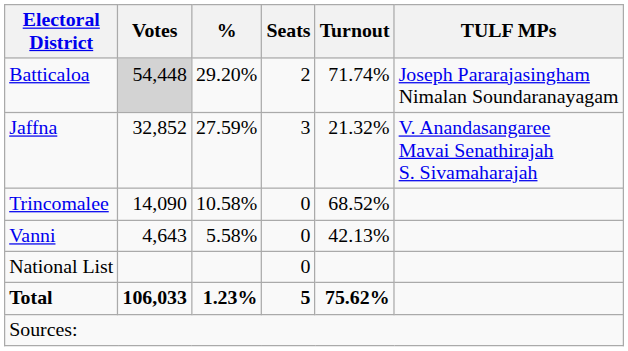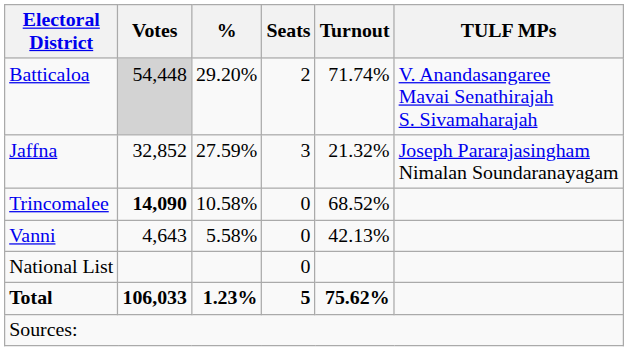(509, 85) Joseph Pararajasingham Nimalan Soundaranayagam -> (476, 96) V. Anandasangaree Mavai Senathirajah S. Sivamaharajah
(476, 150) V. Anandasangaree Mavai Senathirajah S. Sivamaharajah -> (509, 161) Joseph Pararajasingham Nimalan Soundaranayagam
(160, 203) normal -> (160, 203) bold
